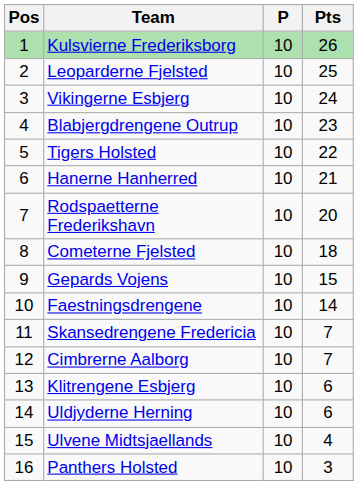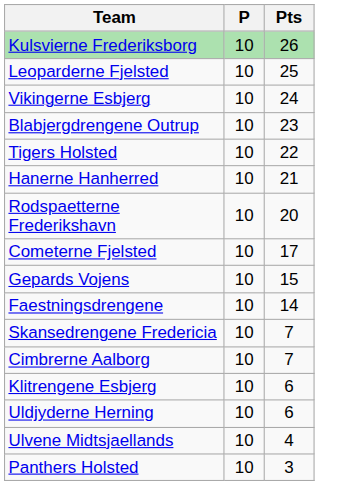- column: (24, 17)
(328, 252) 18 -> (289, 252) 17
